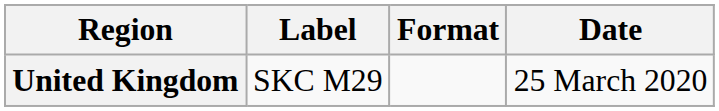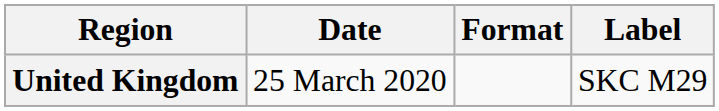columns swapped: (611, 29) <-> (318, 29)
